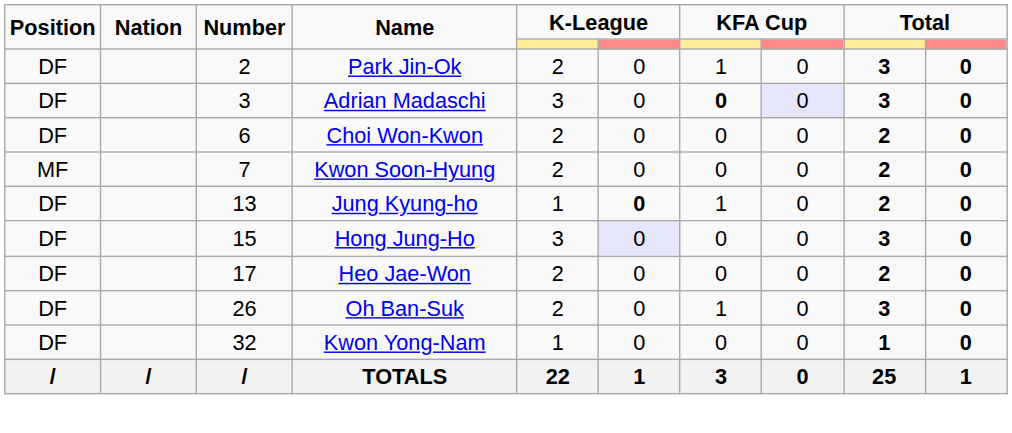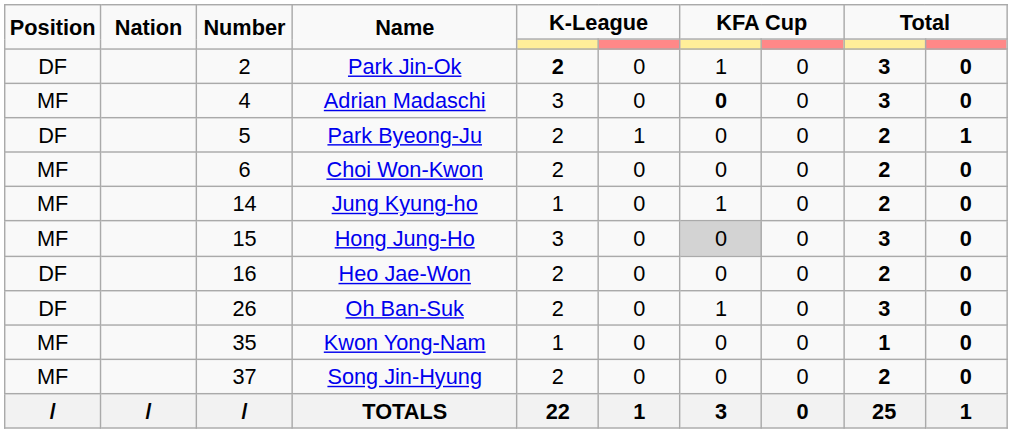(558, 67) normal -> (558, 67) bold
(53, 101) DF -> (53, 101) MF
(244, 101) 3 -> (244, 101) 4
(803, 101) lavender background -> (803, 101) no background
+ row: (405, 135)
(53, 135) DF -> (53, 170) MF
- row: (405, 170)
(53, 204) DF -> (53, 204) MF
(244, 204) 13 -> (244, 204) 14
(639, 204) bold -> (639, 204) normal
(53, 239) DF -> (53, 239) MF
(639, 239) lavender background -> (639, 239) no background
(721, 239) no background -> (721, 239) lightgrey background
(244, 273) 17 -> (244, 273) 16
(53, 342) DF -> (53, 342) MF
(244, 342) 32 -> (244, 342) 35
+ row: (405, 376)
